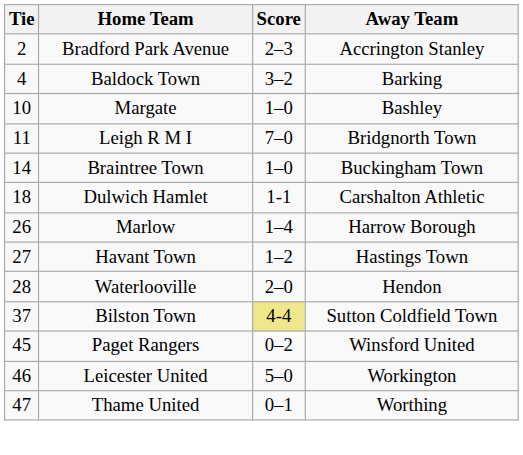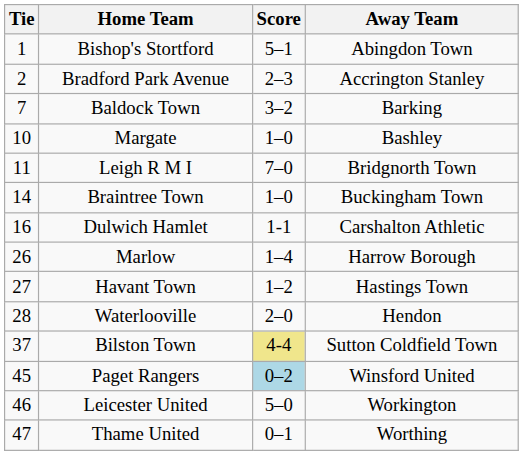+ row: (146, 49)
(22, 78) 4 -> (22, 108) 7
(22, 197) 18 -> (22, 227) 16
(279, 345) no background -> (279, 375) lightblue background
